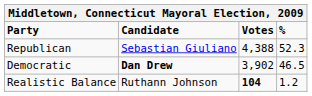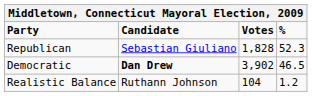(258, 48) 4,388 -> (258, 48) 1,828
(251, 83) bold -> (251, 83) normal
